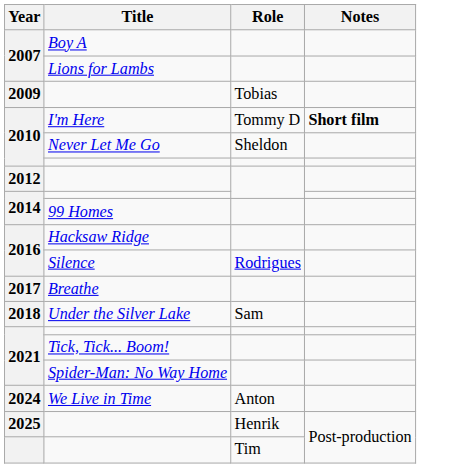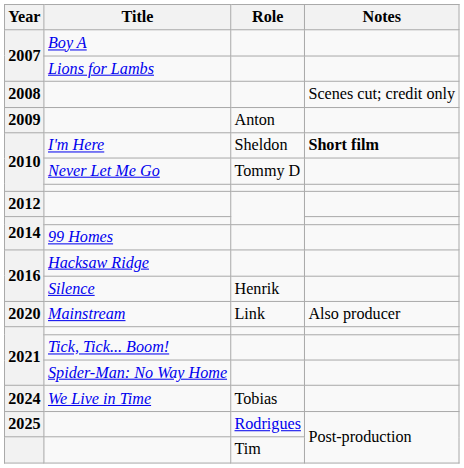+ row: (24, 94)
(256, 94) Tobias -> (255, 119) Anton
(267, 119) Tommy D -> (261, 145) Sheldon
(261, 145) Sheldon -> (267, 171) Tommy D
(268, 262) Rodrigues -> (257, 288) Henrik
- row: (24, 288)
- row: (24, 314)
+ row: (24, 314)
(255, 398) Anton -> (256, 398) Tobias
(257, 424) Henrik -> (268, 424) Rodrigues
